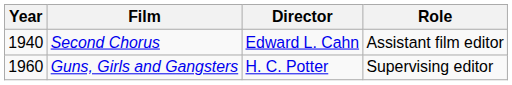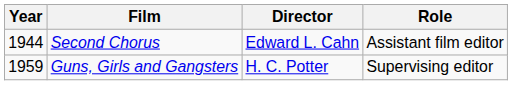(26, 42) 1940 -> (26, 42) 1944
(26, 67) 1960 -> (26, 67) 1959
